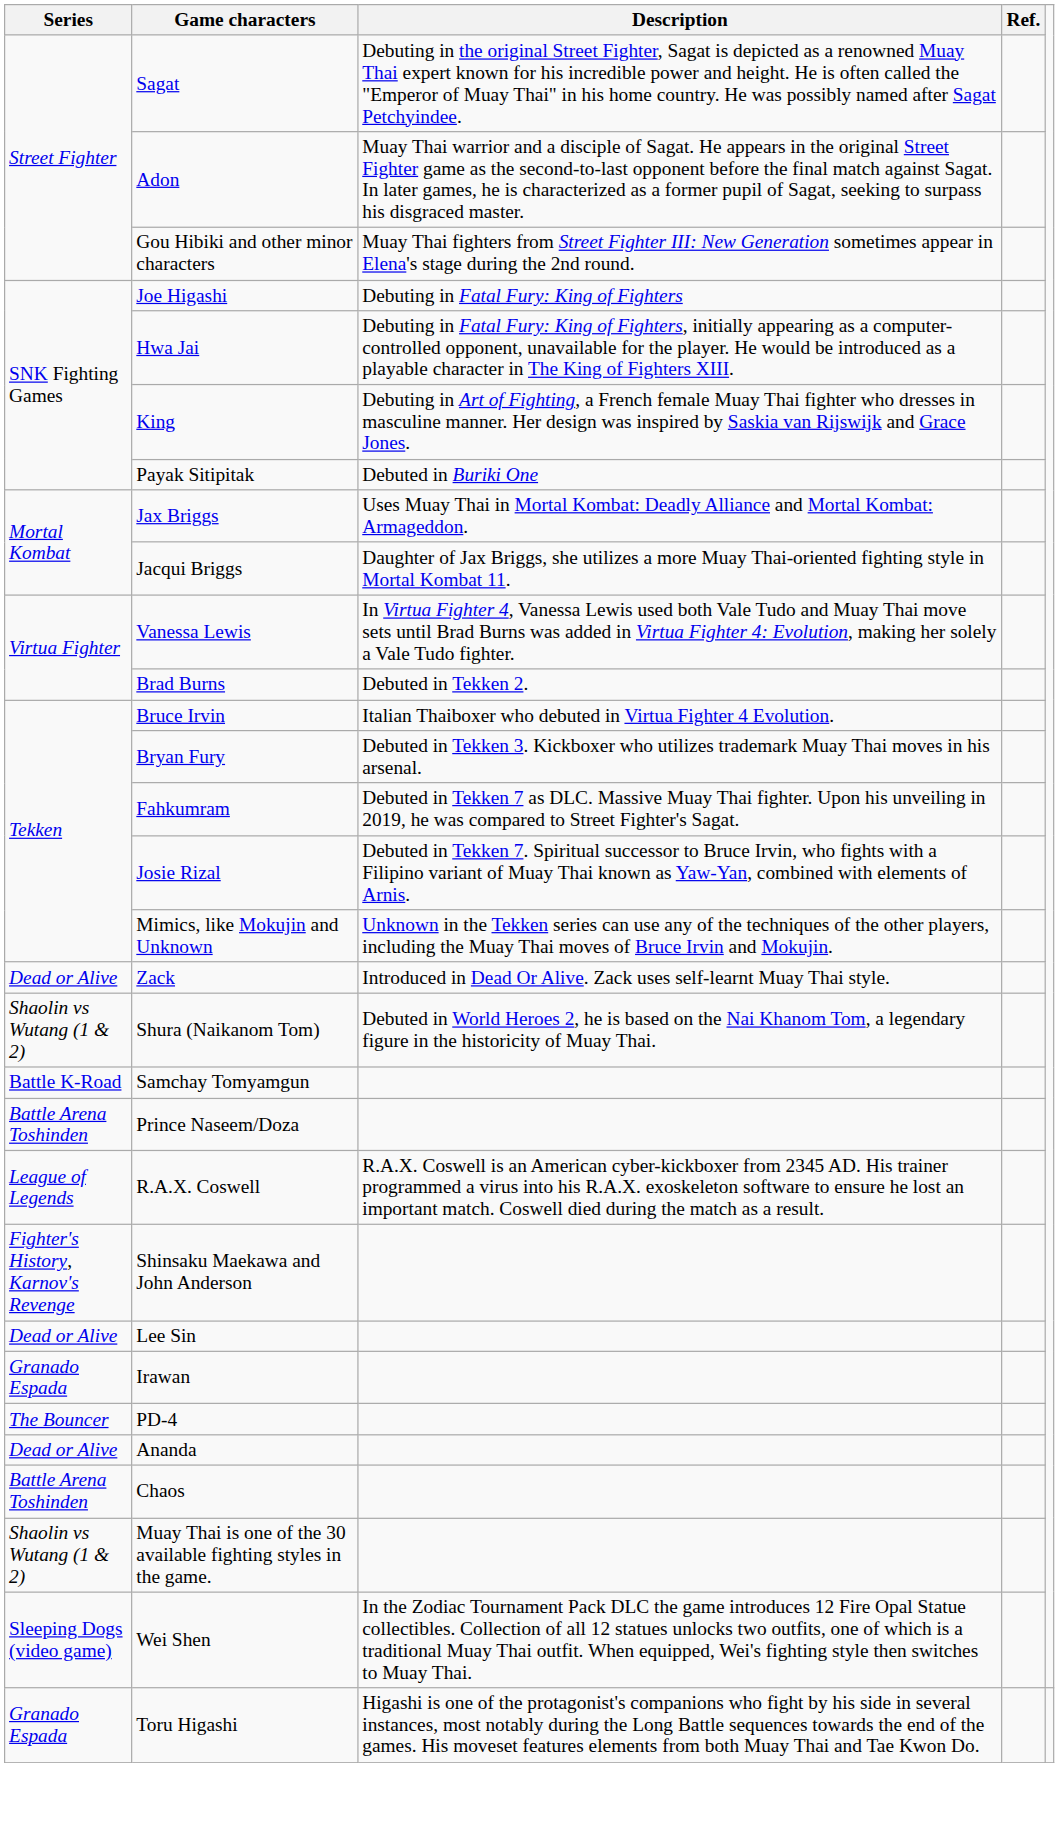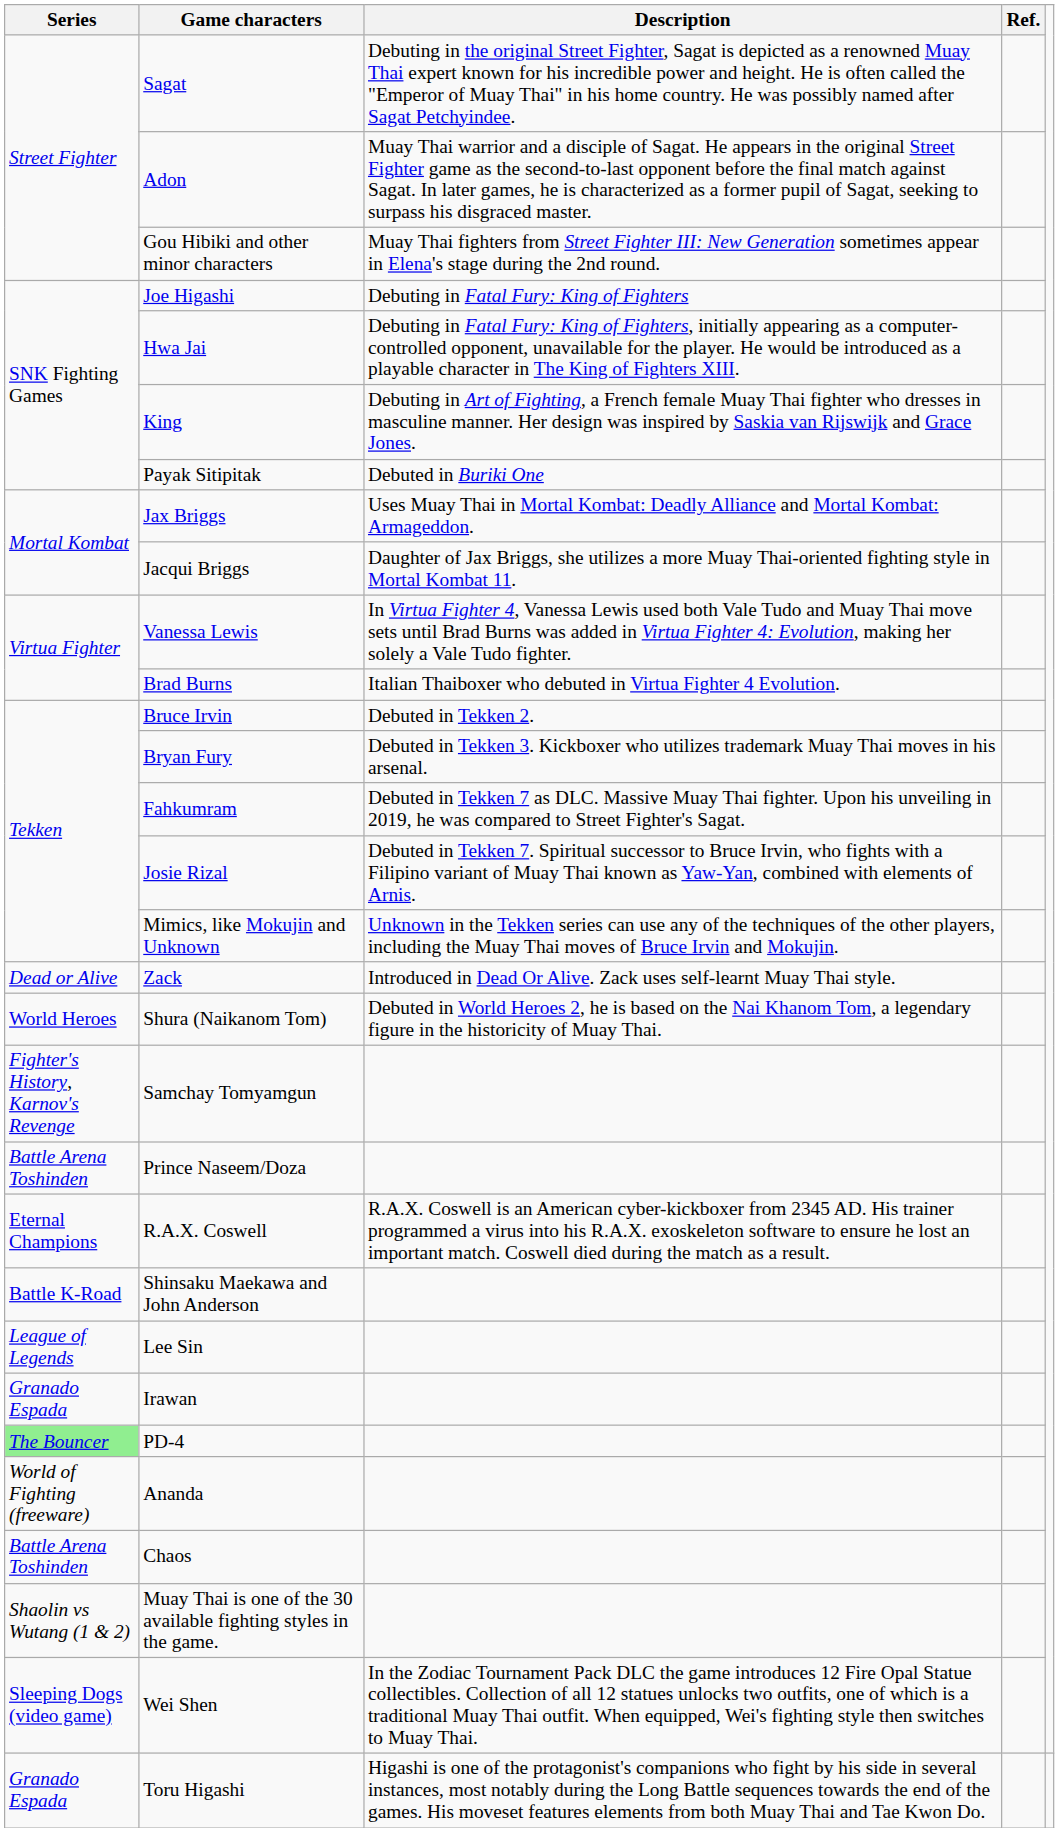(445, 684) Debuted in Tekken 2. -> (604, 684) Italian Thaiboxer who debuted in Virtua Fighter 4 Evolution.
(598, 714) Italian Thaiboxer who debuted in Virtua Fighter 4 Evolution. -> (451, 714) Debuted in Tekken 2.
(59, 1029) Shaolin vs Wutang (1 & 2) -> (63, 1019) World Heroes
(65, 1082) Battle K-Road -> (44, 1093) Fighter's History, Karnov's Revenge
(48, 1187) League of Legends -> (53, 1230) Eternal Champions
(44, 1272) Fighter's History, Karnov's Revenge -> (65, 1294) Battle K-Road
(63, 1335) Dead or Alive -> (48, 1346) League of Legends
(59, 1419) no background -> (59, 1440) lightgreen background
(63, 1449) Dead or Alive -> (49, 1493) World of Fighting (freeware)
